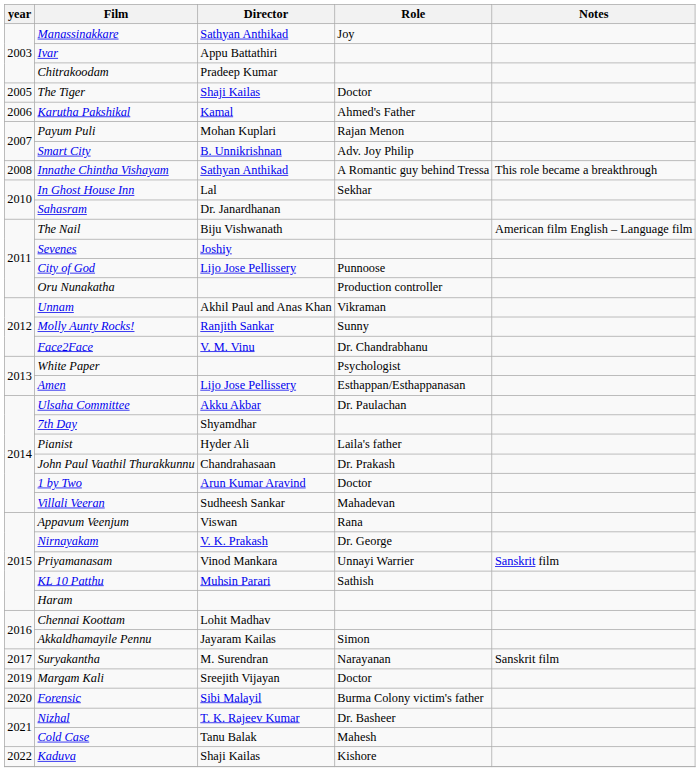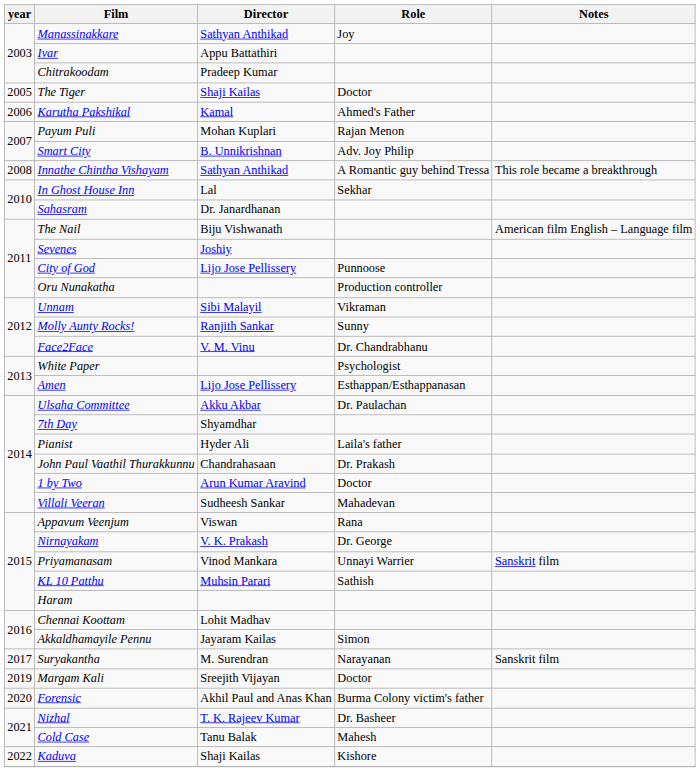(266, 307) Akhil Paul and Anas Khan -> (231, 307) Sibi Malayil
(231, 698) Sibi Malayil -> (266, 698) Akhil Paul and Anas Khan
